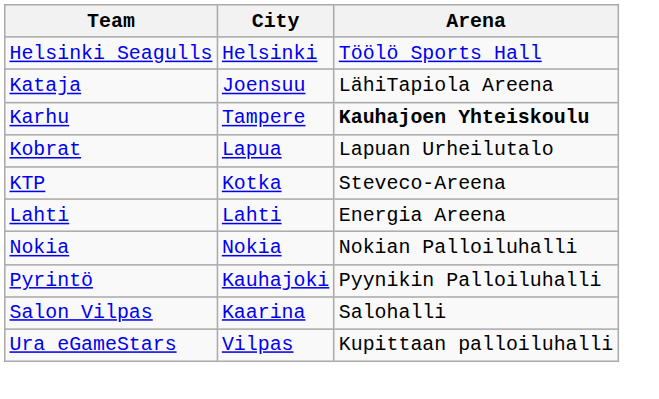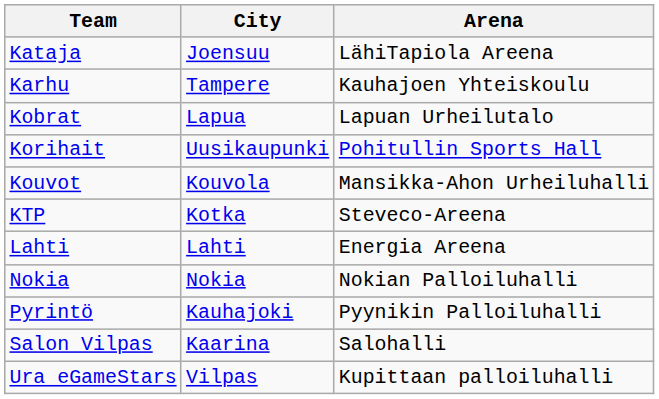- row: (111, 53)
(464, 118) bold -> (464, 86) normal
+ row: (57, 151)
+ row: (45, 183)
